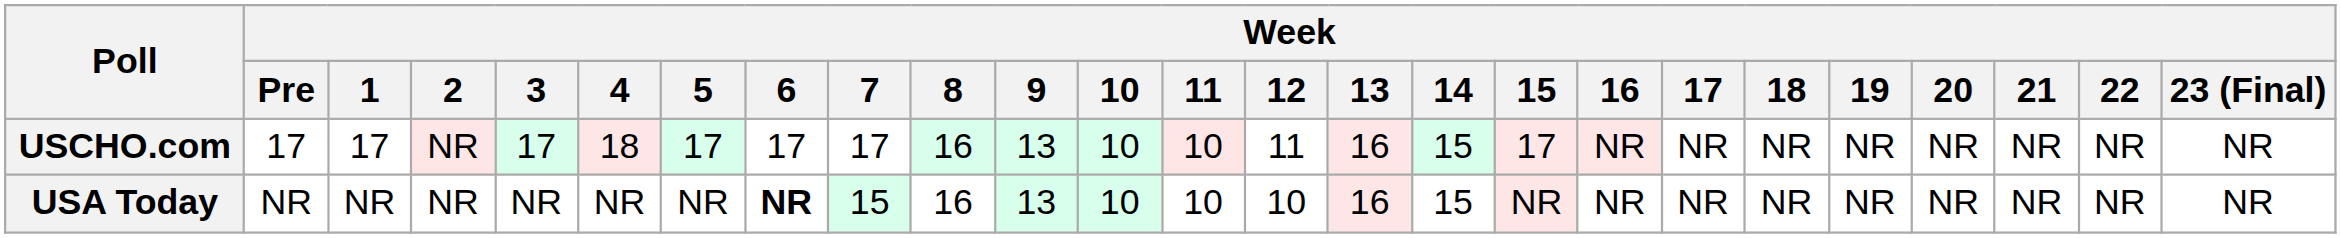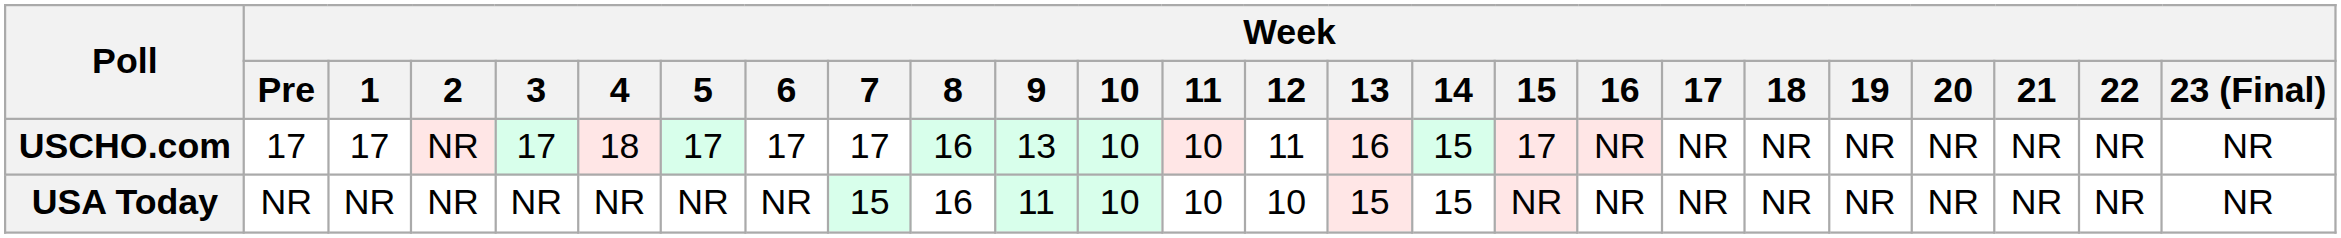(786, 202) bold -> (786, 202) normal
(1036, 202) 13 -> (1036, 202) 11
(1370, 202) 16 -> (1370, 202) 15
